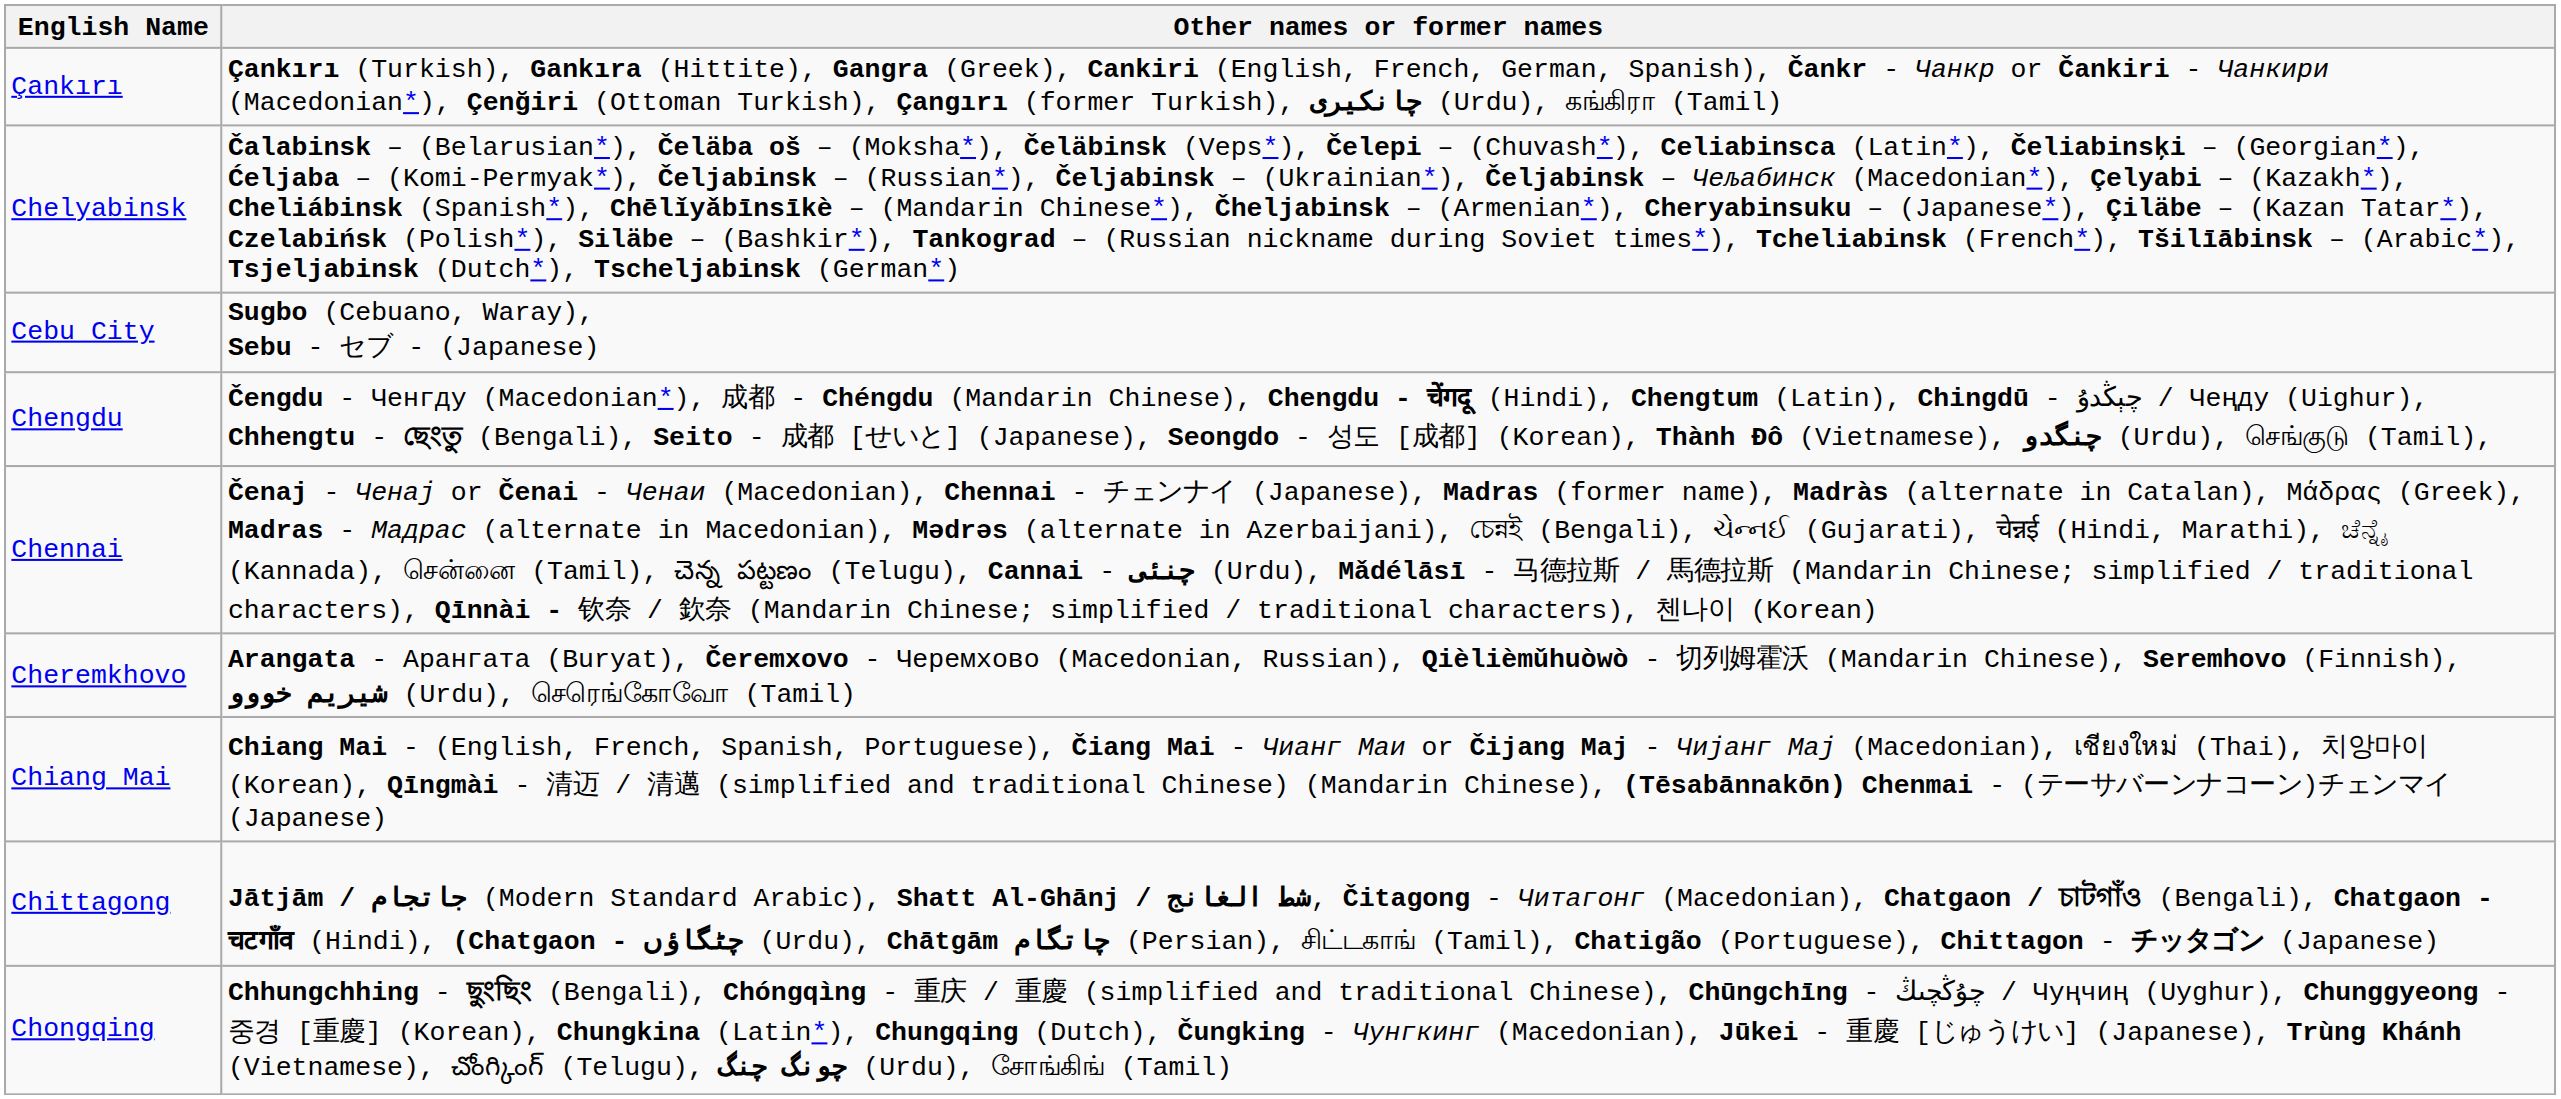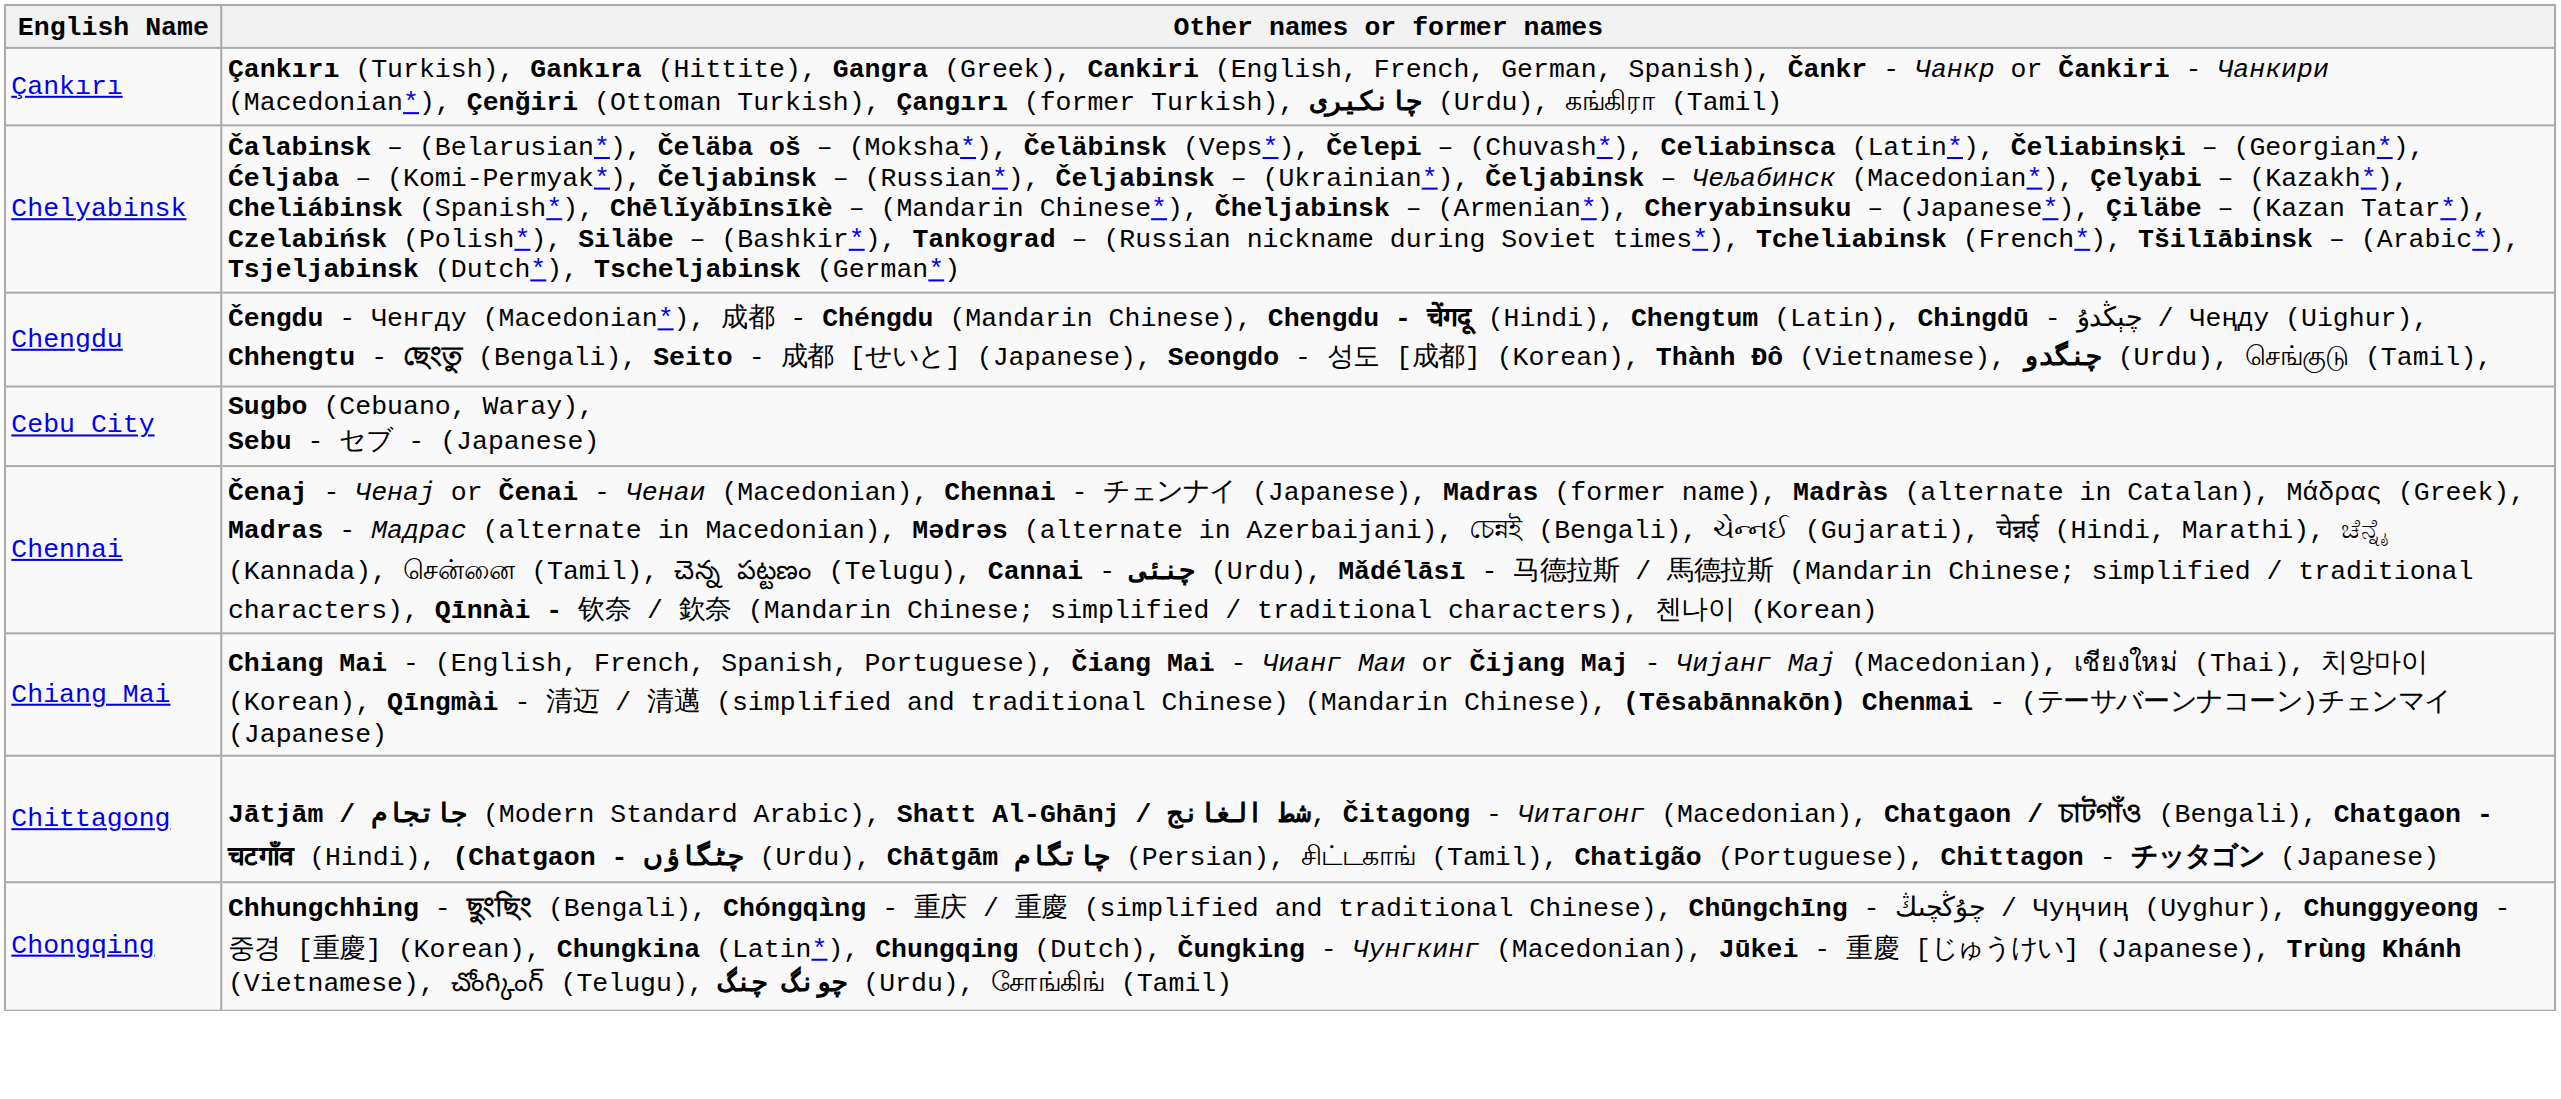rows swapped: (83, 332) <-> (67, 419)
- row: (99, 676)
